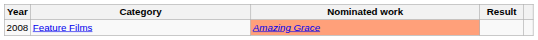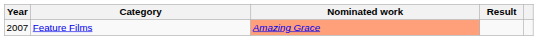(17, 27) 2008 -> (17, 27) 2007
